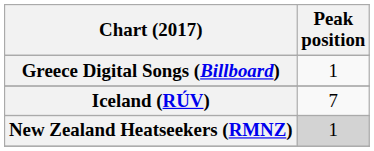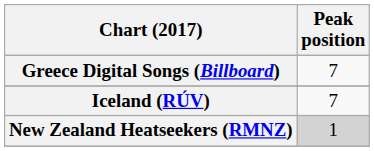(333, 70) 1 -> (333, 70) 7
